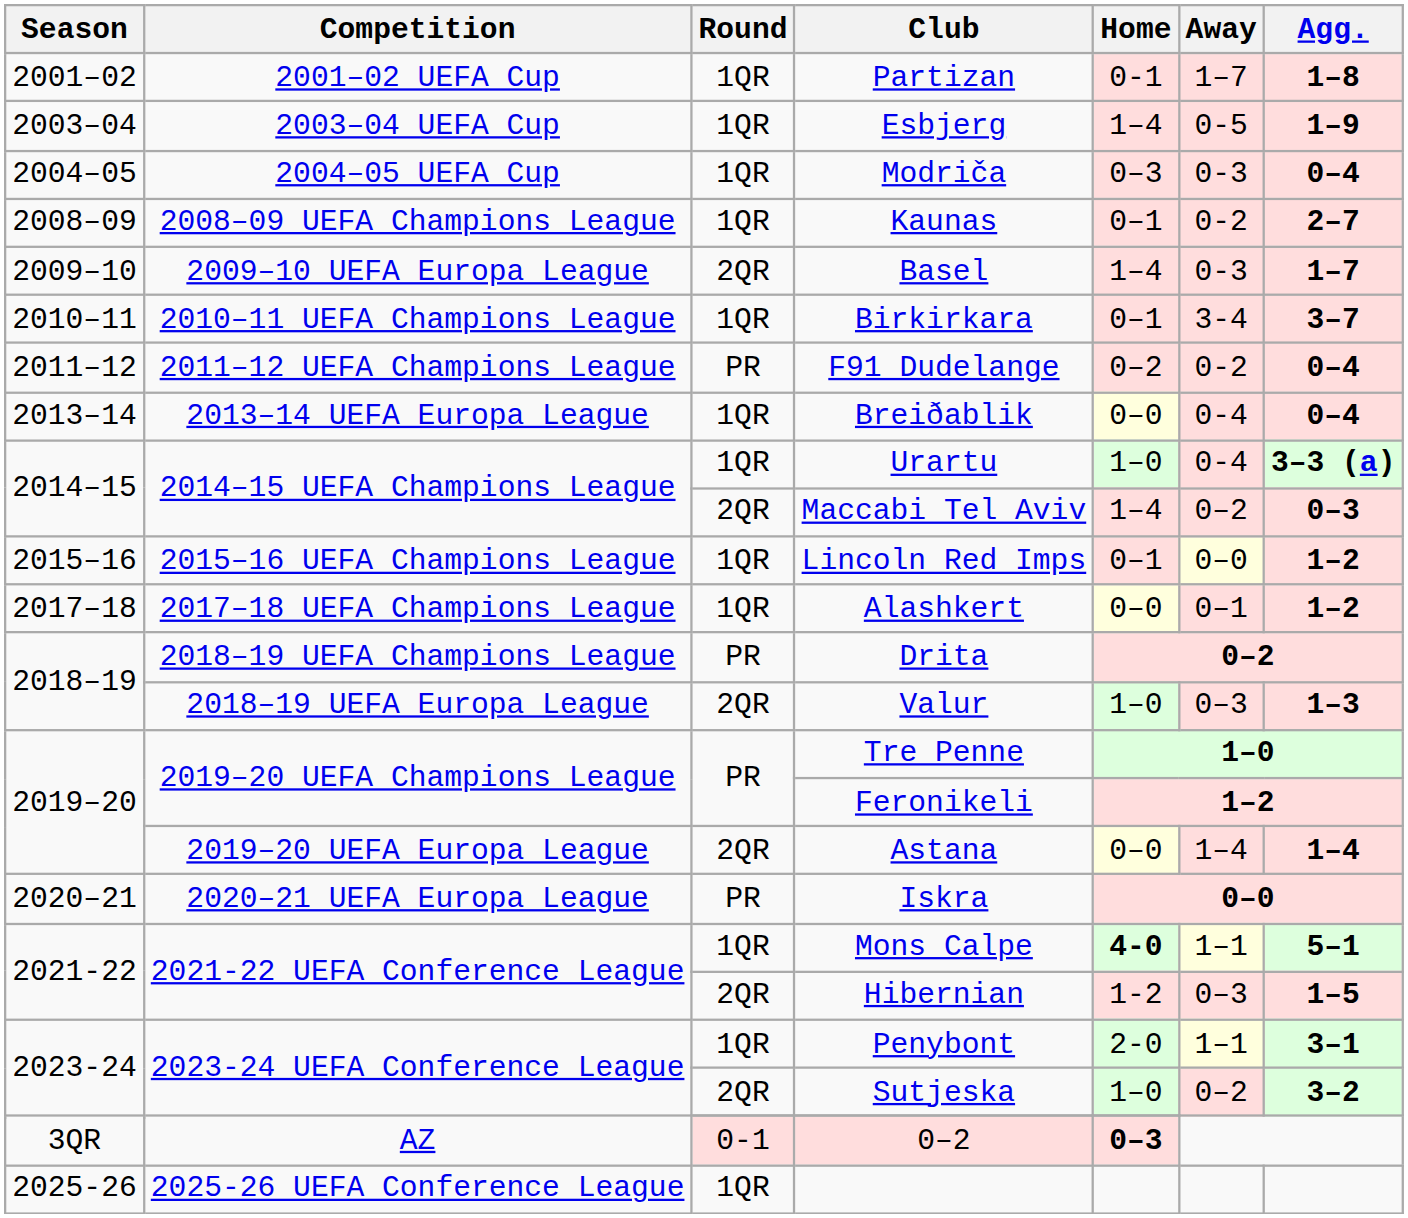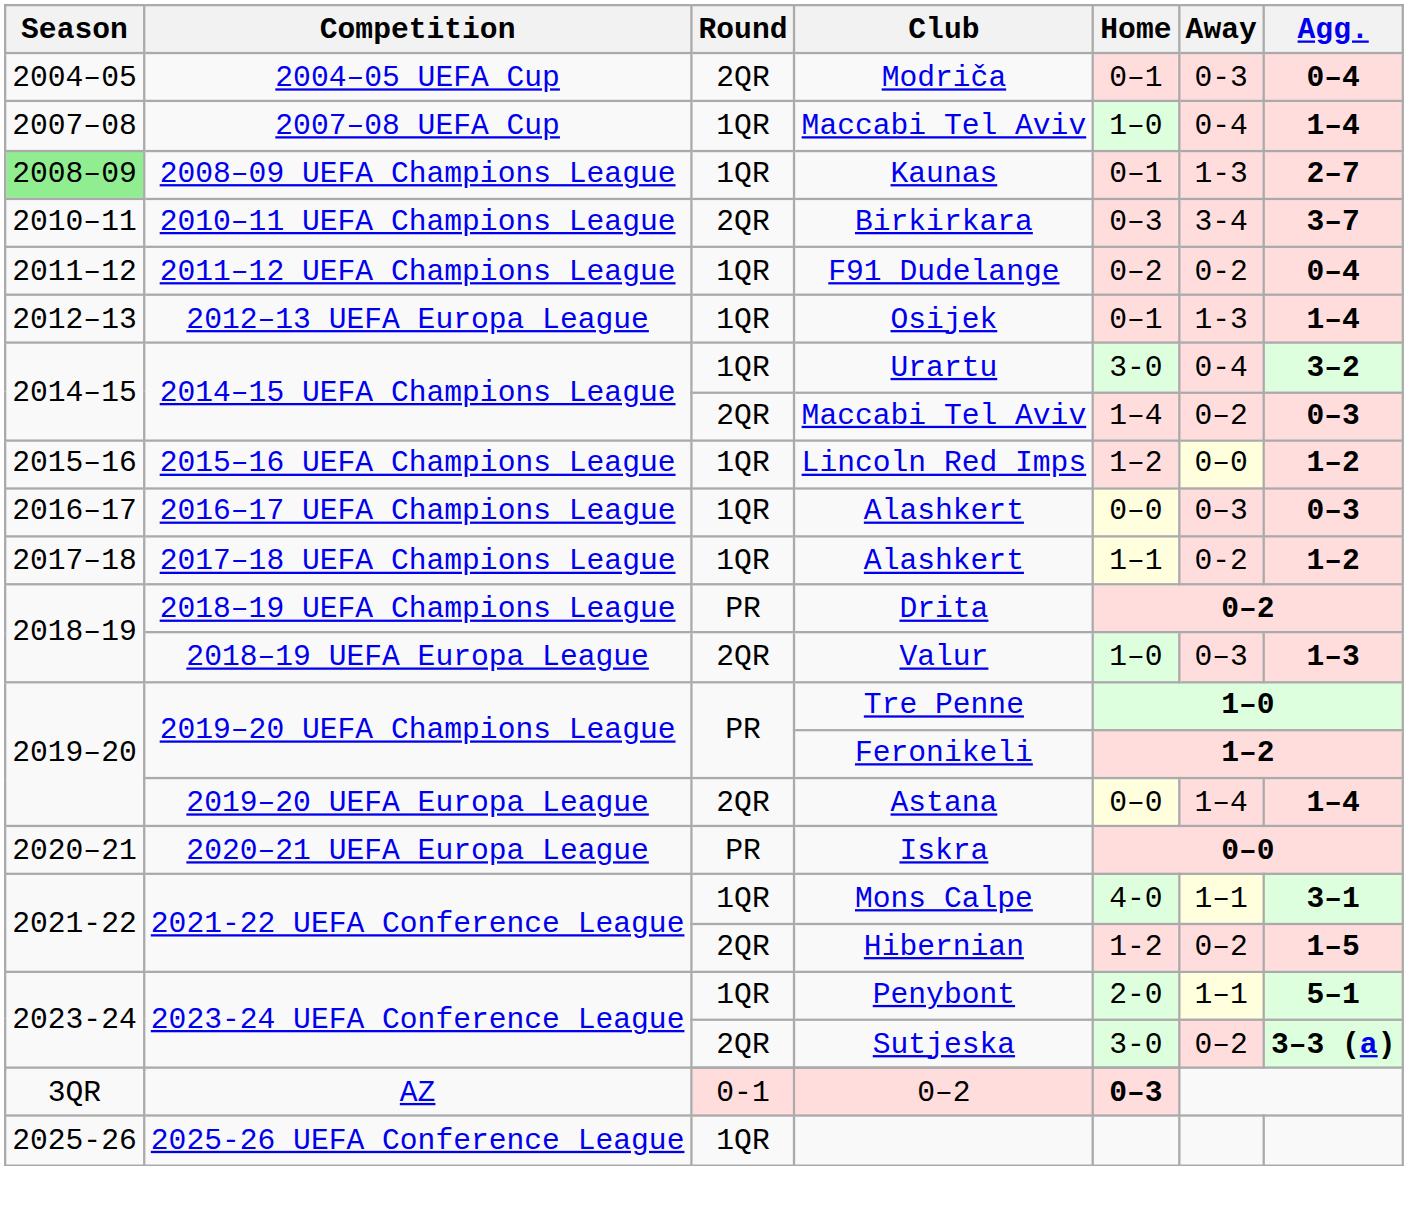- row: (418, 78)
- row: (418, 126)
(743, 174) 1QR -> (743, 78) 2QR
(1136, 174) 0–3 -> (1136, 78) 0–1
+ row: (418, 126)
(74, 223) no background -> (74, 174) lightgreen background
(1221, 223) 0-2 -> (1221, 174) 1-3
- row: (418, 271)
(743, 319) 1QR -> (743, 223) 2QR
(1136, 319) 0–1 -> (1136, 223) 0–3
(743, 367) PR -> (743, 271) 1QR
+ row: (418, 319)
- row: (418, 416)
(1136, 464) 1–0 -> (1136, 367) 3-0
(1333, 464) 3–3 (a) -> (1333, 367) 3–2
(1136, 561) 0–1 -> (1136, 464) 1–2
+ row: (418, 512)
(1136, 609) 0–0 -> (1136, 561) 1–1
(1221, 609) 0–1 -> (1221, 561) 0-2
(1136, 947) bold -> (1136, 899) normal
(1333, 947) 5–1 -> (1333, 899) 3–1
(1221, 995) 0–3 -> (1221, 947) 0–2
(1333, 1044) 3–1 -> (1333, 995) 5–1
(1136, 1092) 1–0 -> (1136, 1044) 3-0
(1333, 1092) 3–2 -> (1333, 1044) 3–3 (a)
